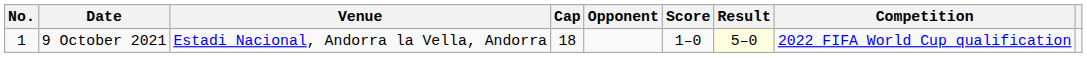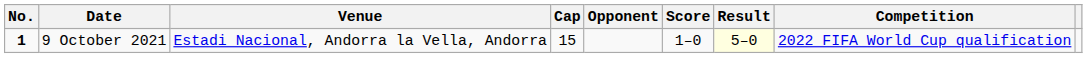(21, 41) normal -> (21, 41) bold
(567, 41) 18 -> (567, 41) 15
